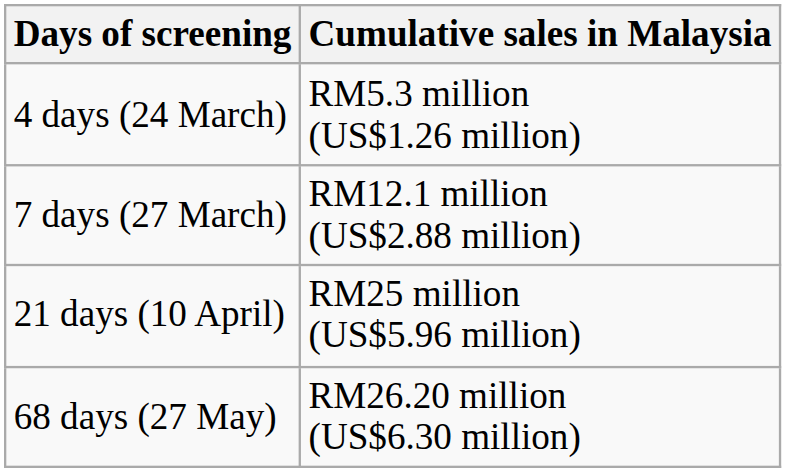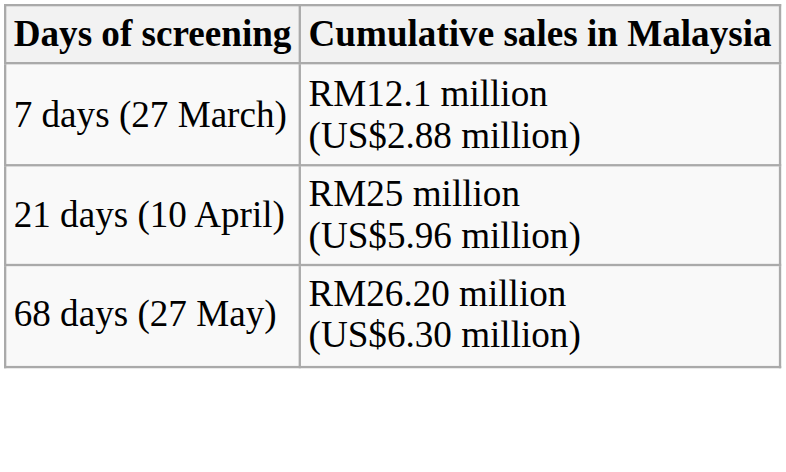- row: (150, 113)
